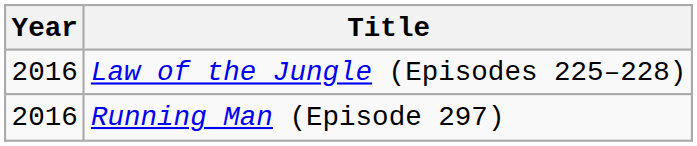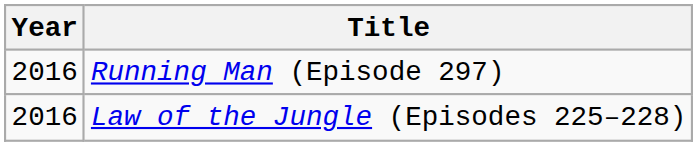rows swapped: (298, 117) <-> (389, 72)
